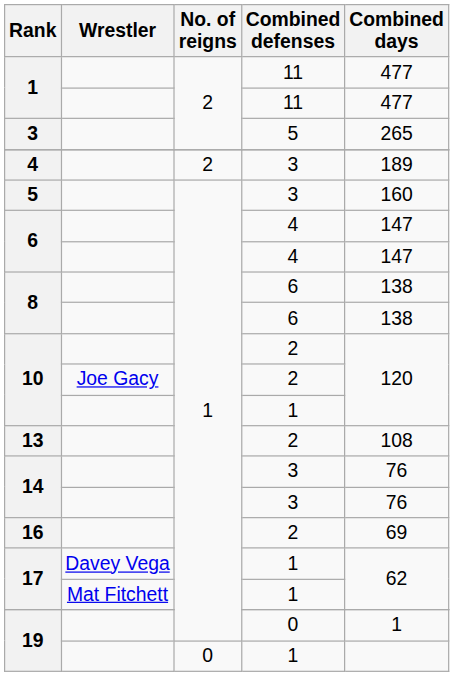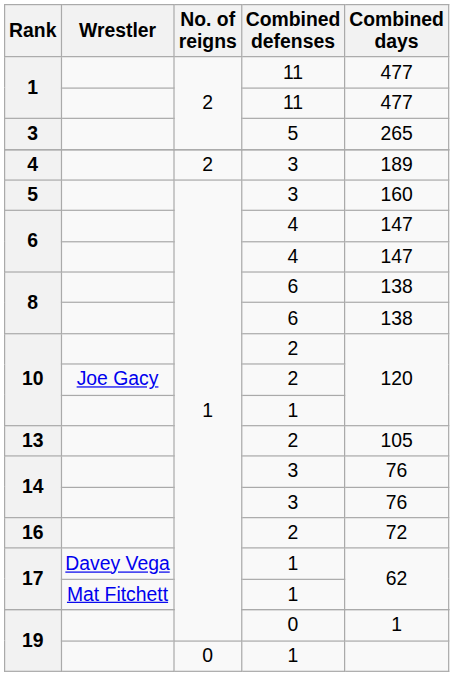(397, 440) 108 -> (397, 440) 105
(397, 532) 69 -> (397, 532) 72
